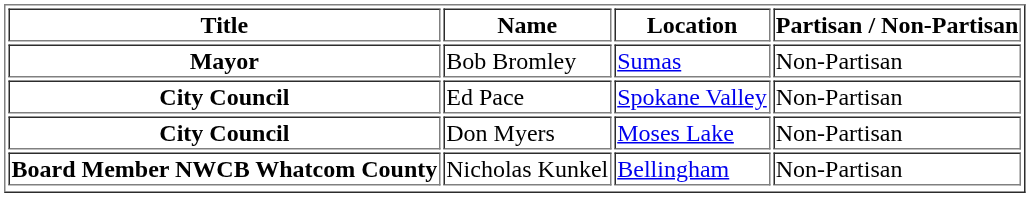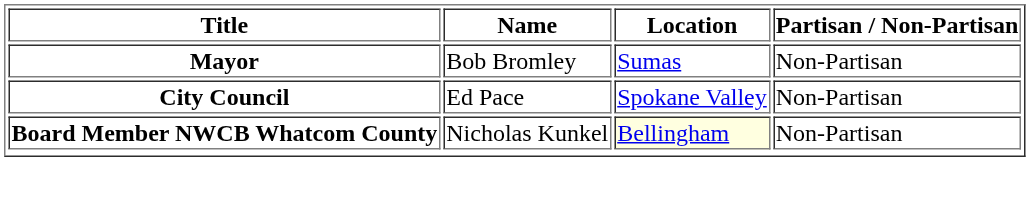- row: (501, 132)
(673, 168) no background -> (673, 132) lightyellow background
